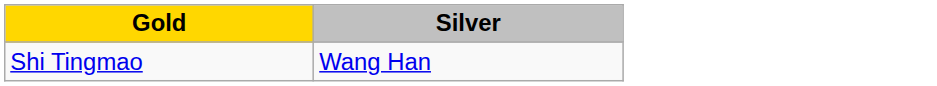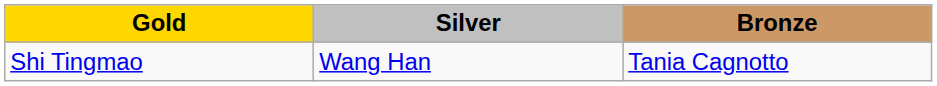+ column: (777, 23)
